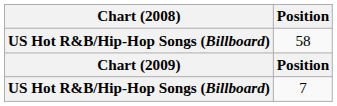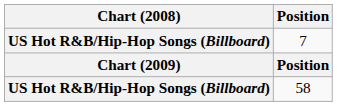rows swapped: (303, 88) <-> (303, 40)
